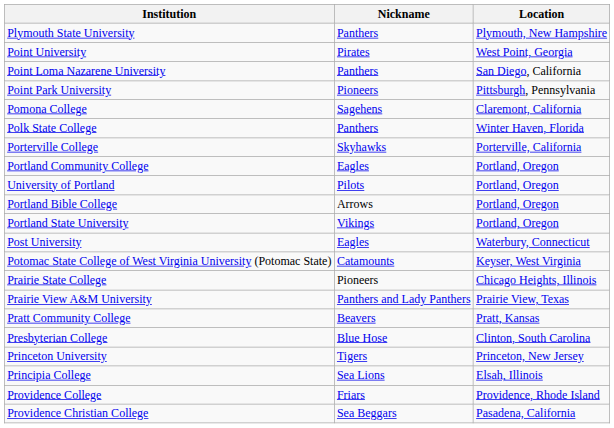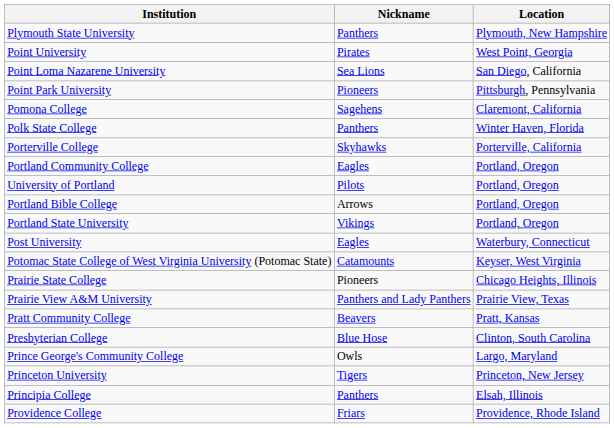(358, 71) Panthers -> (361, 71) Sea Lions
+ row: (95, 356)
(361, 375) Sea Lions -> (358, 394) Panthers
- row: (78, 413)
